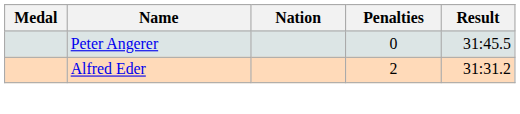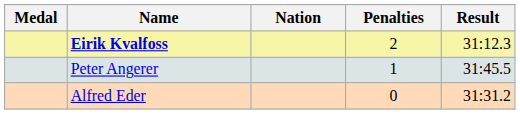+ row: (119, 44)
(394, 44) 0 -> (394, 70) 1
(394, 70) 2 -> (394, 96) 0
